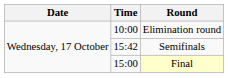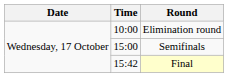(126, 47) 15:42 -> (126, 47) 15:00
(126, 64) 15:00 -> (126, 64) 15:42
